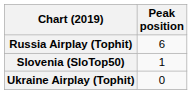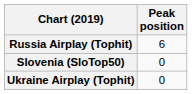(162, 62) 1 -> (162, 62) 0
